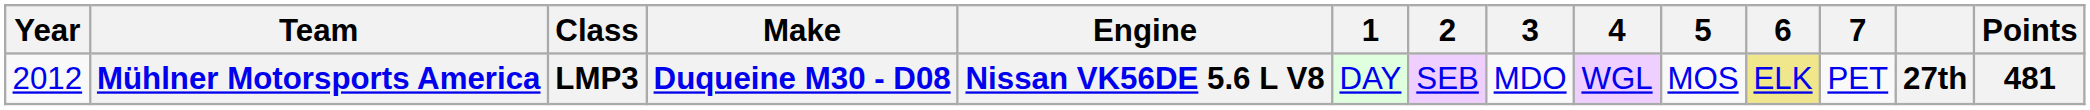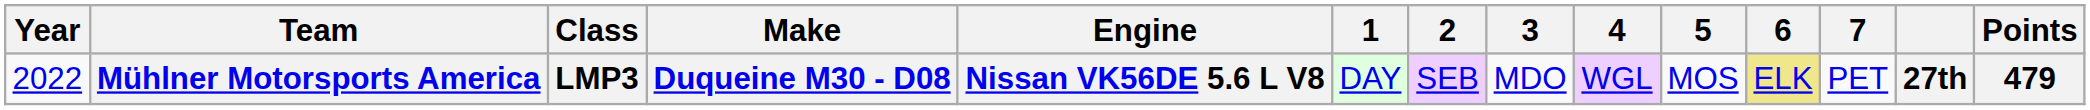(47, 79) 2012 -> (47, 79) 2022
(2030, 79) 481 -> (2030, 79) 479
